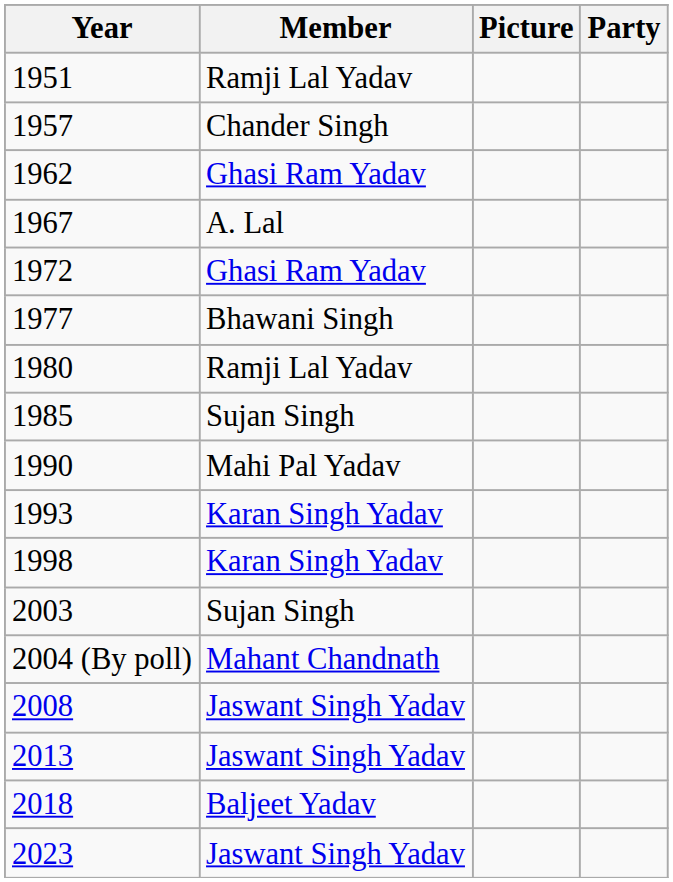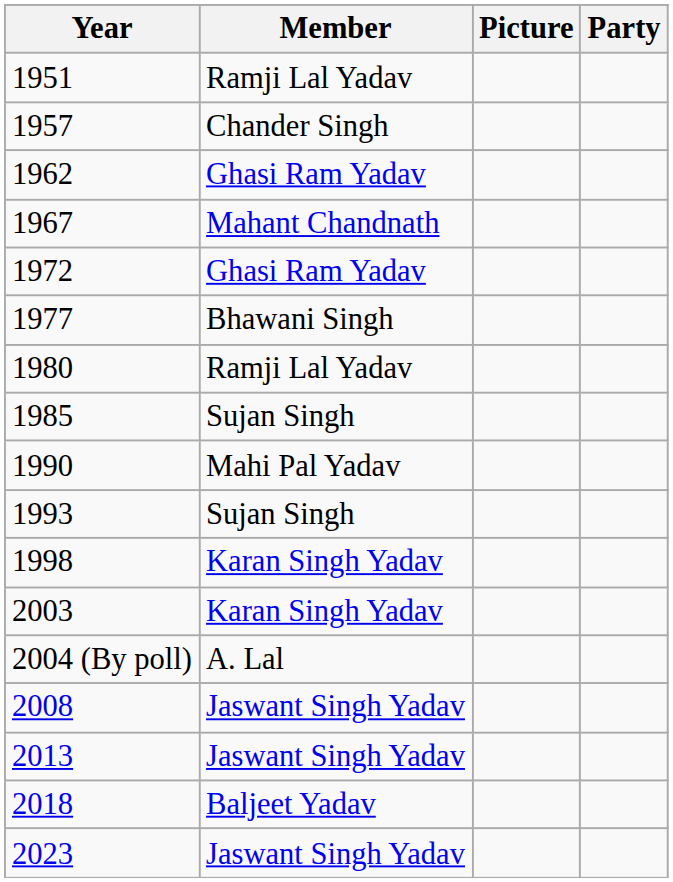(245, 222) A. Lal -> (323, 222) Mahant Chandnath
(324, 513) Karan Singh Yadav -> (280, 513) Sujan Singh
(280, 610) Sujan Singh -> (324, 610) Karan Singh Yadav
(323, 658) Mahant Chandnath -> (245, 658) A. Lal
